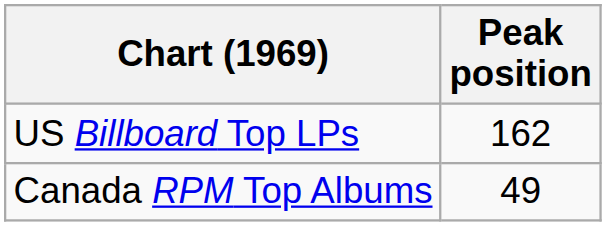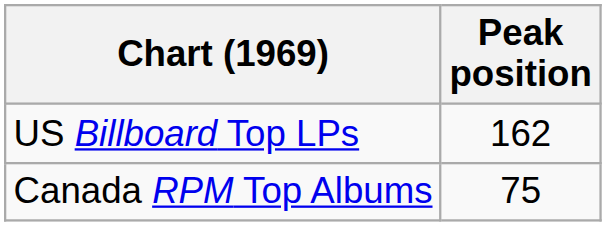(521, 190) 49 -> (521, 190) 75
